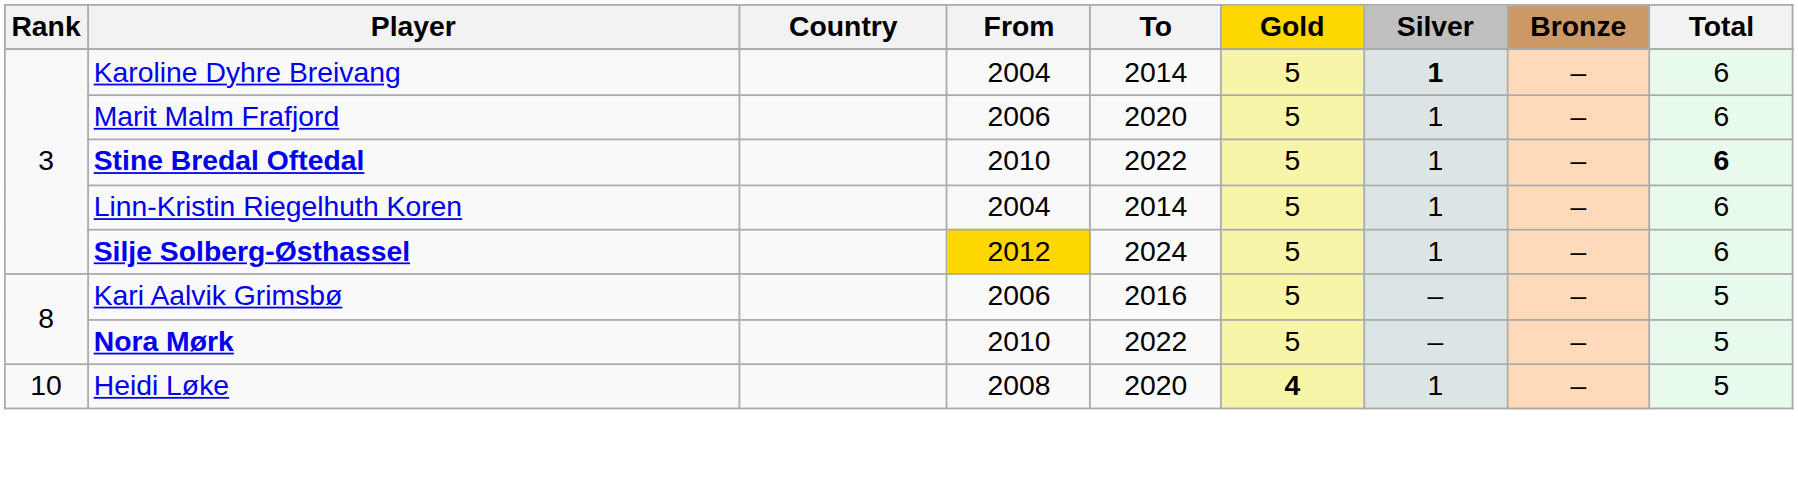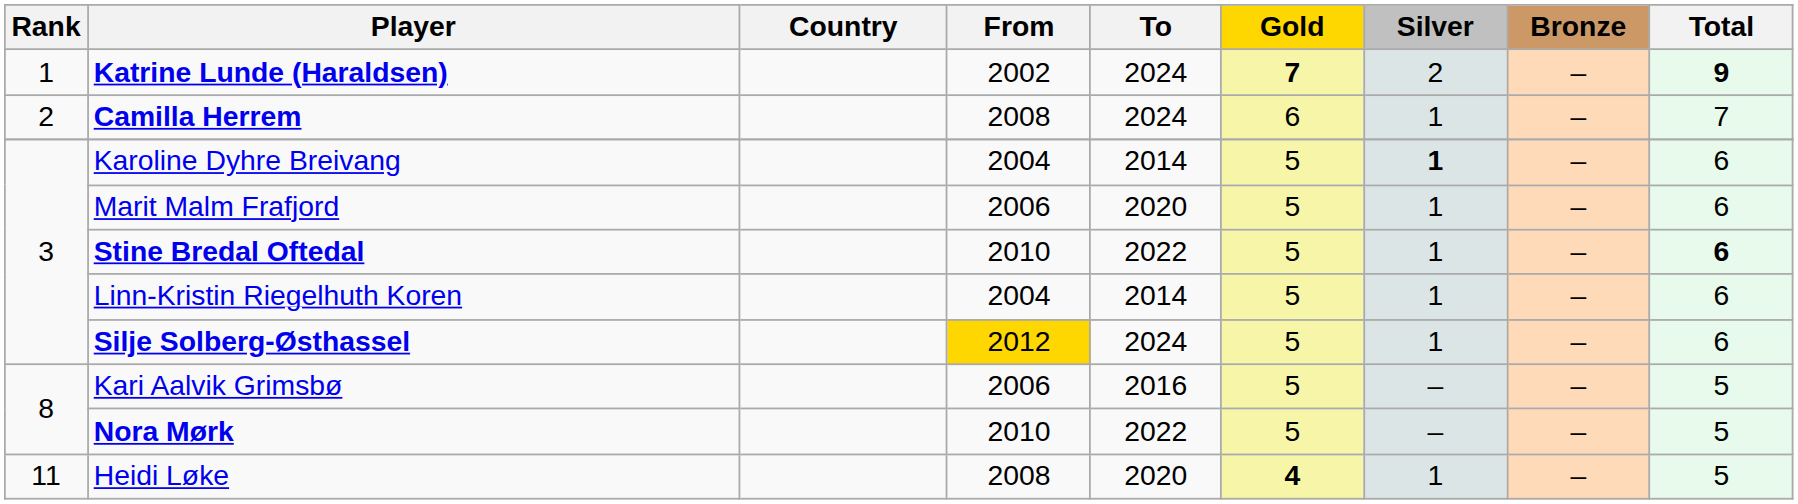+ row: (271, 71)
+ row: (198, 116)
(46, 386) 10 -> (46, 476) 11
